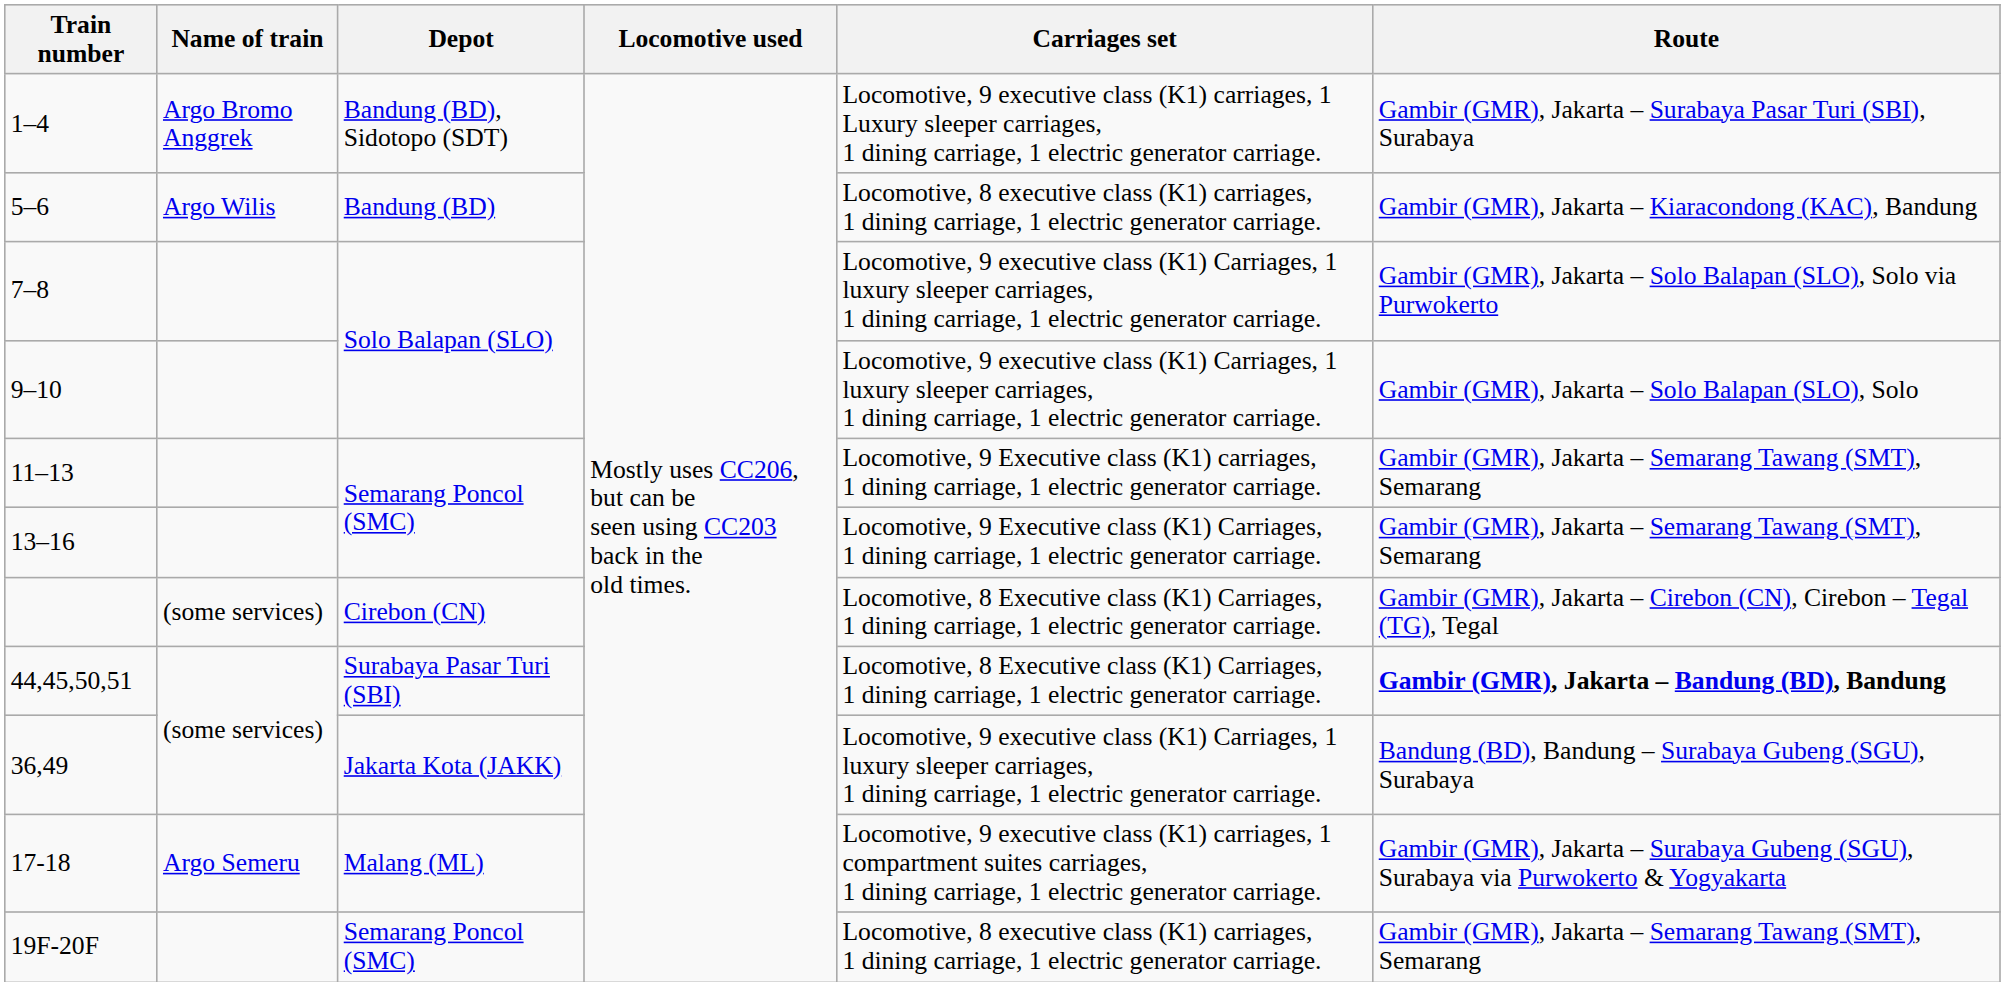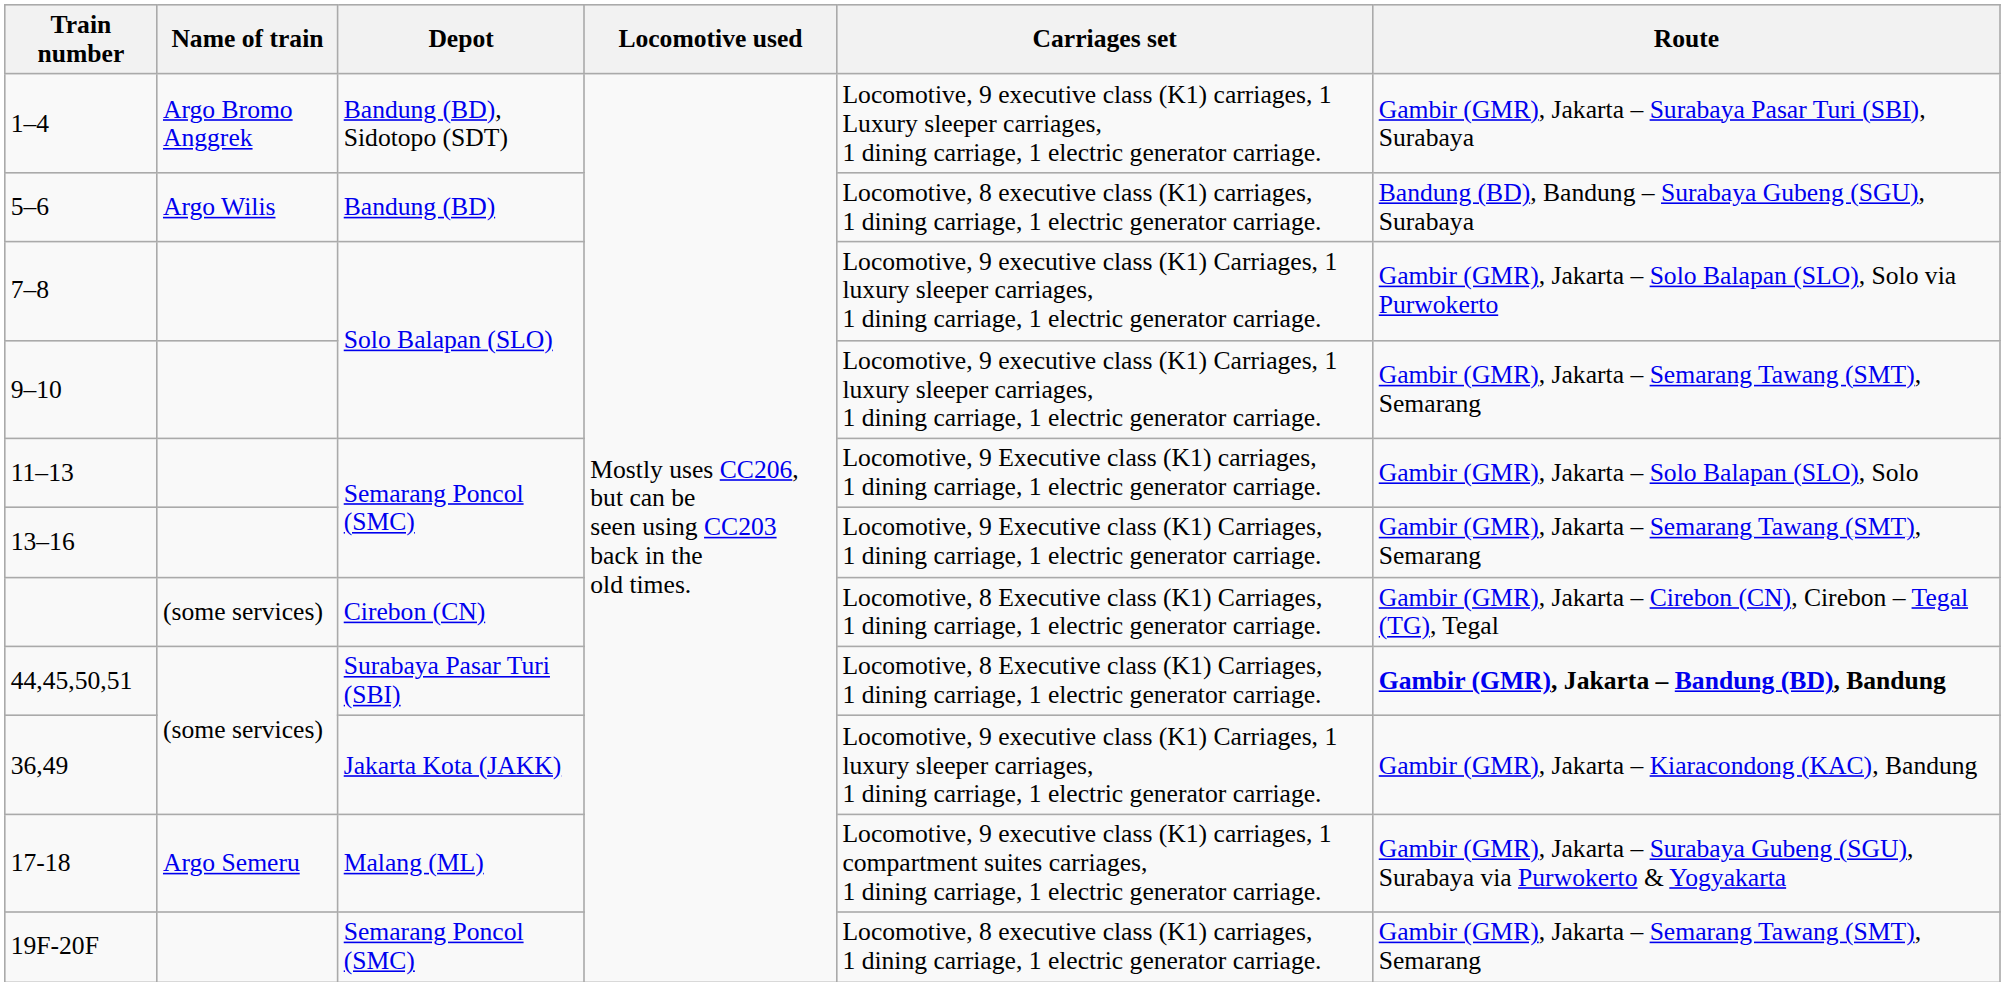(1678, 206) Gambir (GMR), Jakarta – Kiaracondong (KAC), Bandung -> (1652, 206) Bandung (BD), Bandung – Surabaya Gubeng (SGU), Surabaya
(1649, 388) Gambir (GMR), Jakarta – Solo Balapan (SLO), Solo -> (1650, 388) Gambir (GMR), Jakarta – Semarang Tawang (SMT), Semarang
(1650, 472) Gambir (GMR), Jakarta – Semarang Tawang (SMT), Semarang -> (1649, 472) Gambir (GMR), Jakarta – Solo Balapan (SLO), Solo
(1652, 764) Bandung (BD), Bandung – Surabaya Gubeng (SGU), Surabaya -> (1678, 764) Gambir (GMR), Jakarta – Kiaracondong (KAC), Bandung
